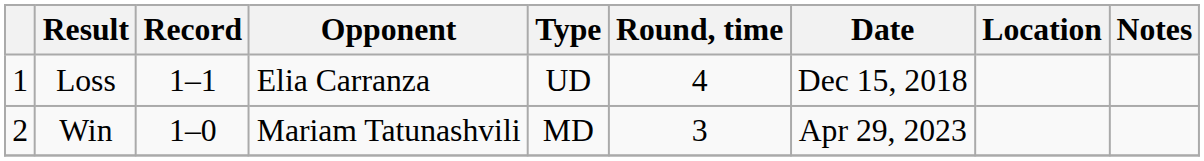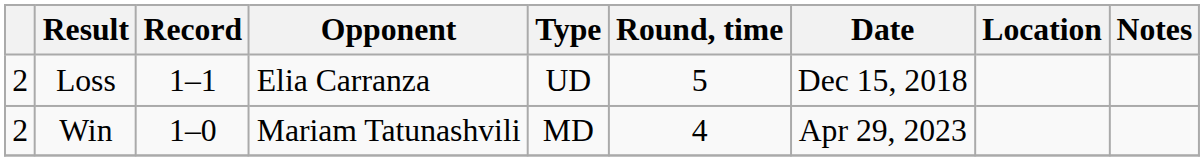(20, 79) 1 -> (20, 79) 2
(700, 79) 4 -> (700, 79) 5
(700, 130) 3 -> (700, 130) 4
